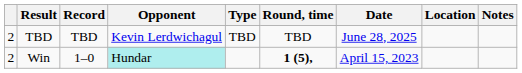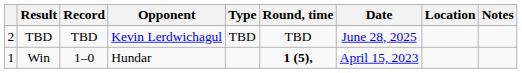(11, 57) 2 -> (11, 57) 1
(131, 57) paleturquoise background -> (131, 57) no background
